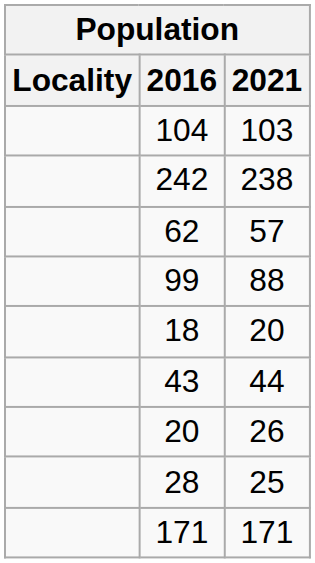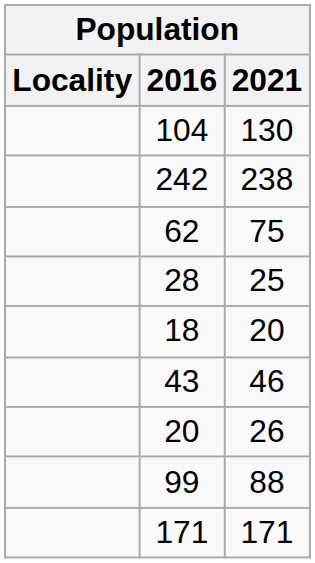(267, 130) 103 -> (267, 130) 130
(267, 230) 57 -> (267, 230) 75
rows swapped: (182, 280) <-> (182, 481)
(267, 381) 44 -> (267, 381) 46
